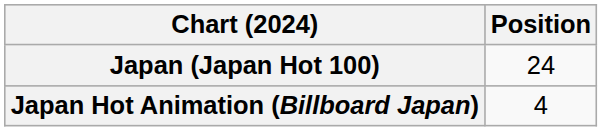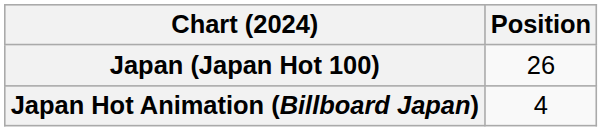(541, 65) 24 -> (541, 65) 26
